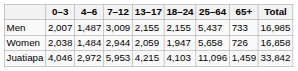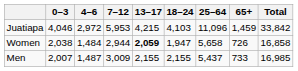rows swapped: (16, 27) <-> (25, 58)
(147, 43) normal -> (147, 43) bold
